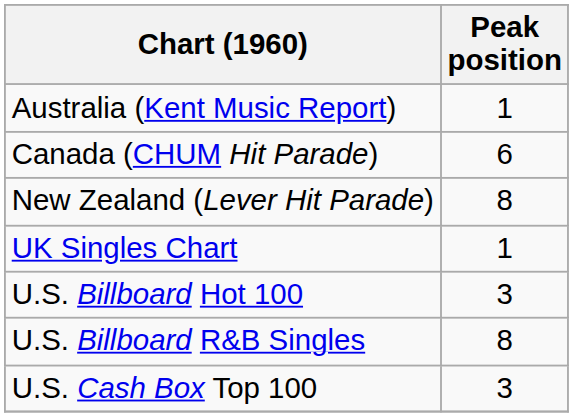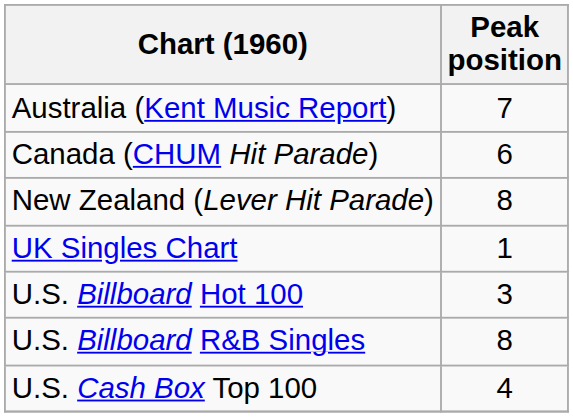(505, 107) 1 -> (505, 107) 7
(505, 387) 3 -> (505, 387) 4
